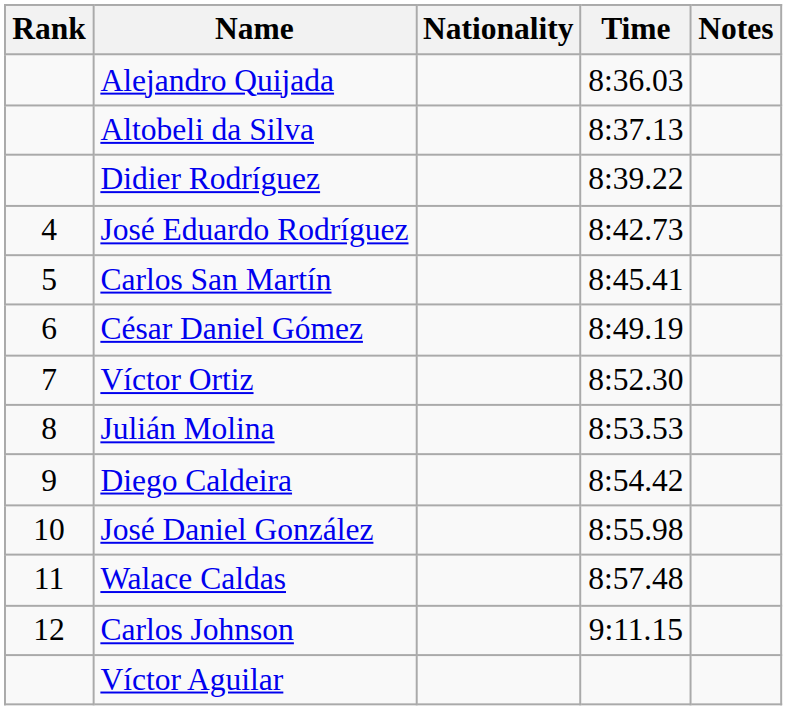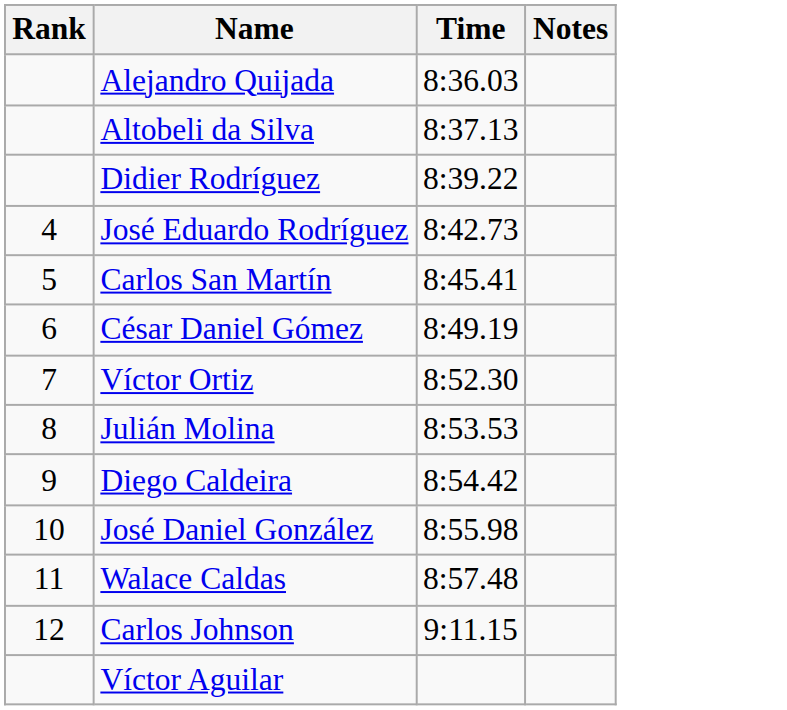- column: (498, 29)
